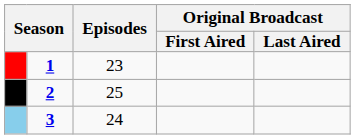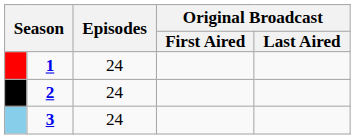(115, 65) 23 -> (115, 65) 24
(115, 92) 25 -> (115, 92) 24
